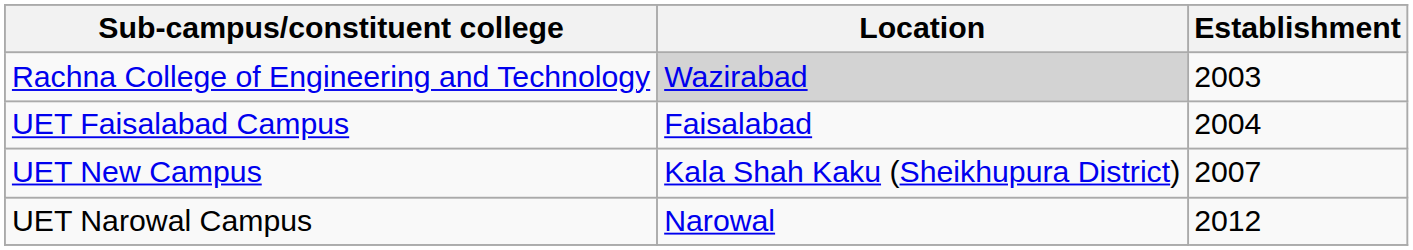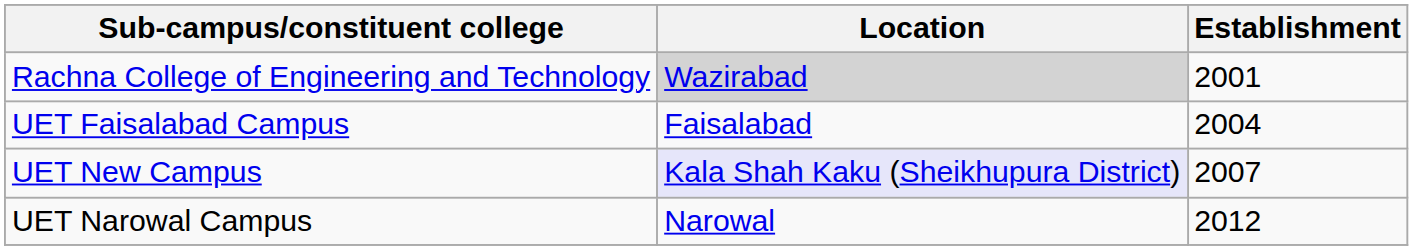(1228, 76) 2003 -> (1228, 76) 2001
(922, 172) no background -> (922, 172) lavender background
